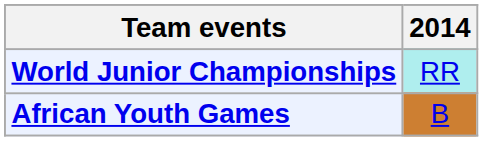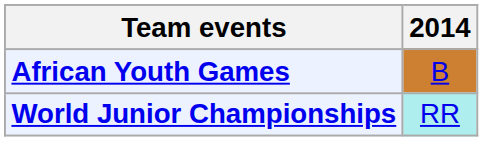rows swapped: (151, 115) <-> (204, 71)
